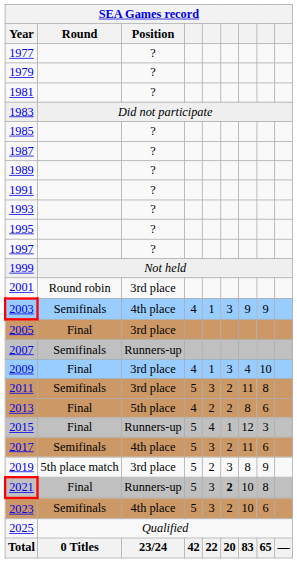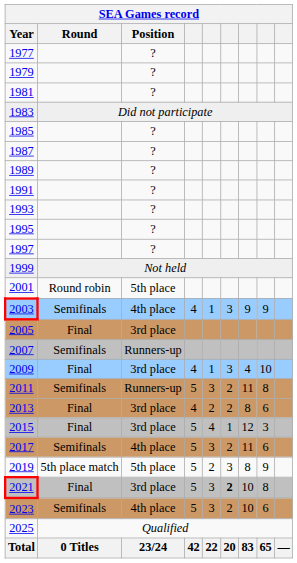(153, 288) 3rd place -> (153, 288) 5th place
(153, 388) 3rd place -> (153, 388) Runners-up
(153, 408) 5th place -> (153, 408) 3rd place
(153, 427) Runners-up -> (153, 427) 3rd place
(153, 467) 3rd place -> (153, 467) 5th place
(153, 487) Runners-up -> (153, 487) 3rd place
